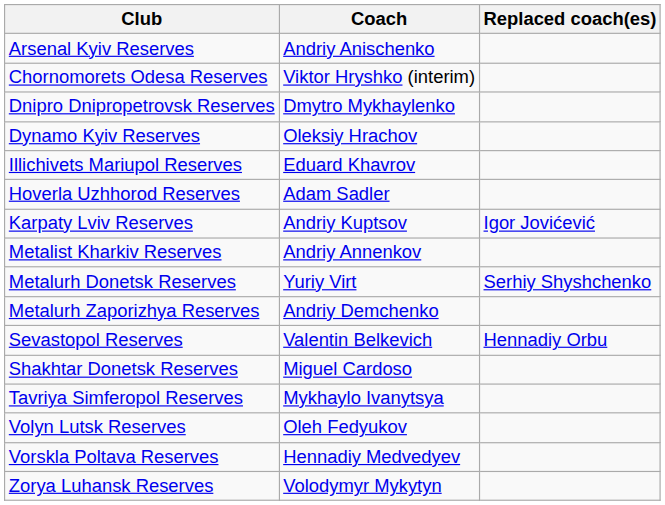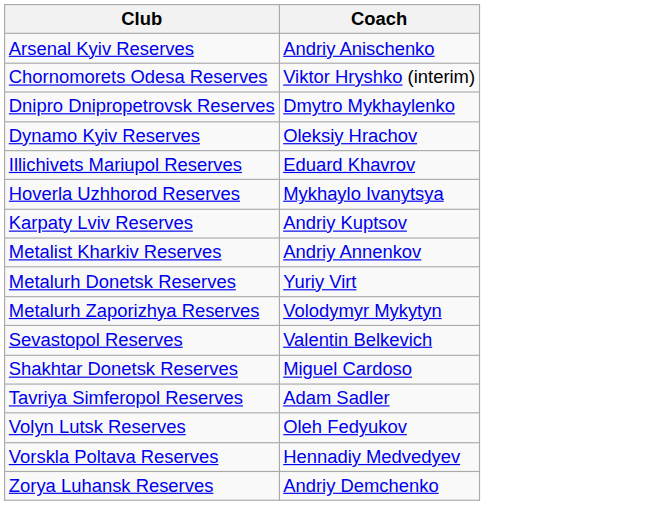- column: (570, 19)
(336, 194) Adam Sadler -> (363, 194) Mykhaylo Ivanytsya
(361, 310) Andriy Demchenko -> (362, 310) Volodymyr Mykytyn
(363, 398) Mykhaylo Ivanytsya -> (336, 398) Adam Sadler
(362, 485) Volodymyr Mykytyn -> (361, 485) Andriy Demchenko
